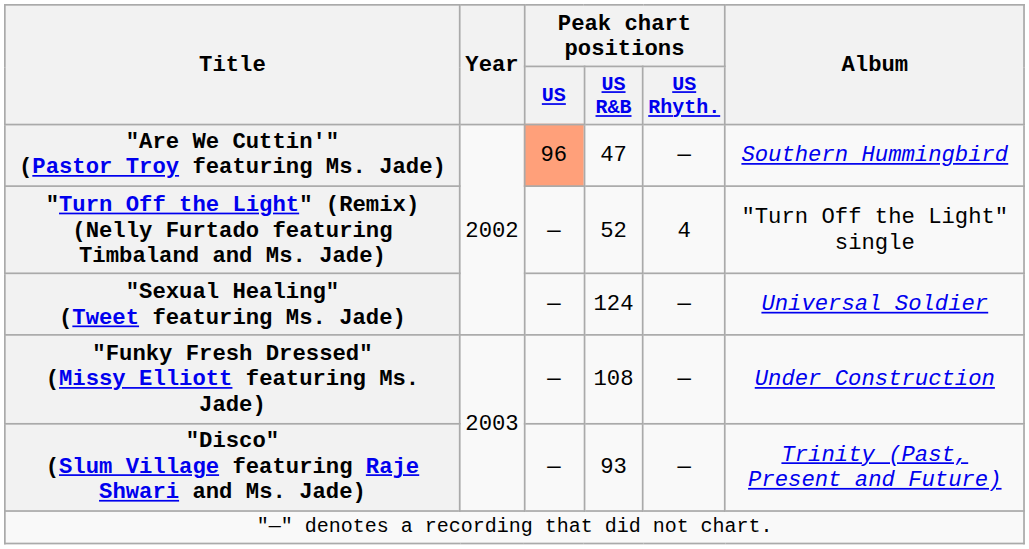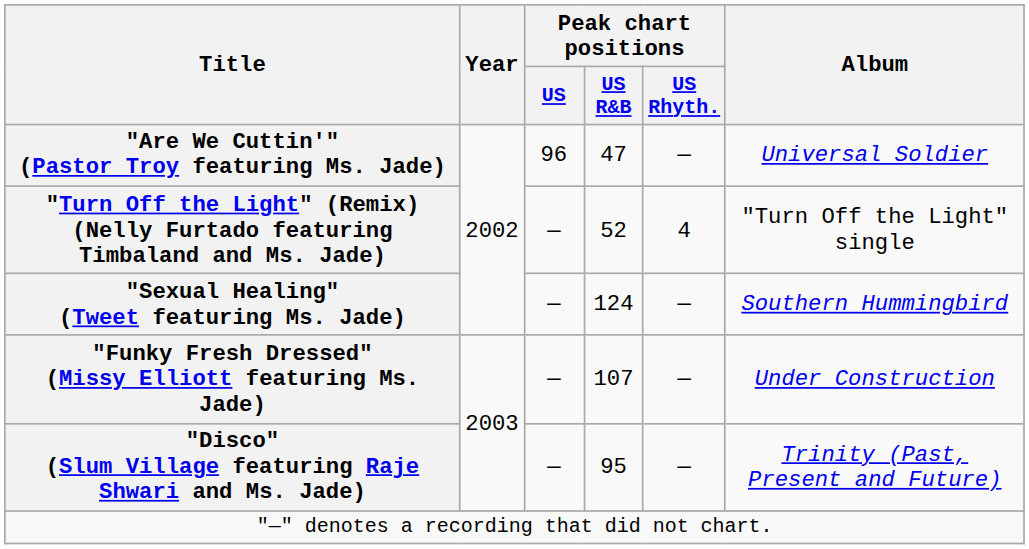(554, 155) lightsalmon background -> (554, 155) no background
(875, 155) Southern Hummingbird -> (875, 155) Universal Soldier
(875, 305) Universal Soldier -> (875, 305) Southern Hummingbird
(614, 379) 108 -> (614, 379) 107
(614, 467) 93 -> (614, 467) 95
